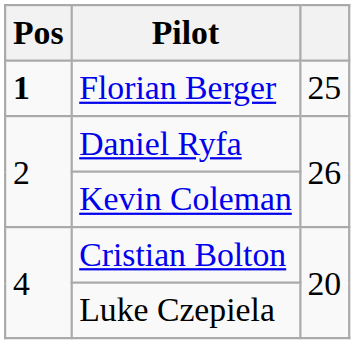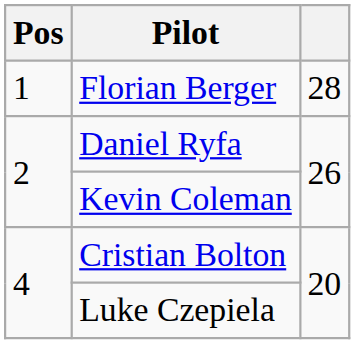(21, 88) bold -> (21, 88) normal
(324, 88) 25 -> (324, 88) 28
